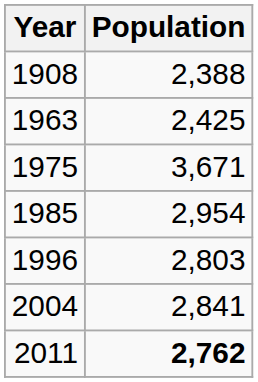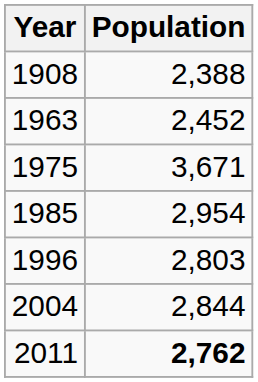(208, 120) 2,425 -> (208, 120) 2,452
(208, 306) 2,841 -> (208, 306) 2,844
